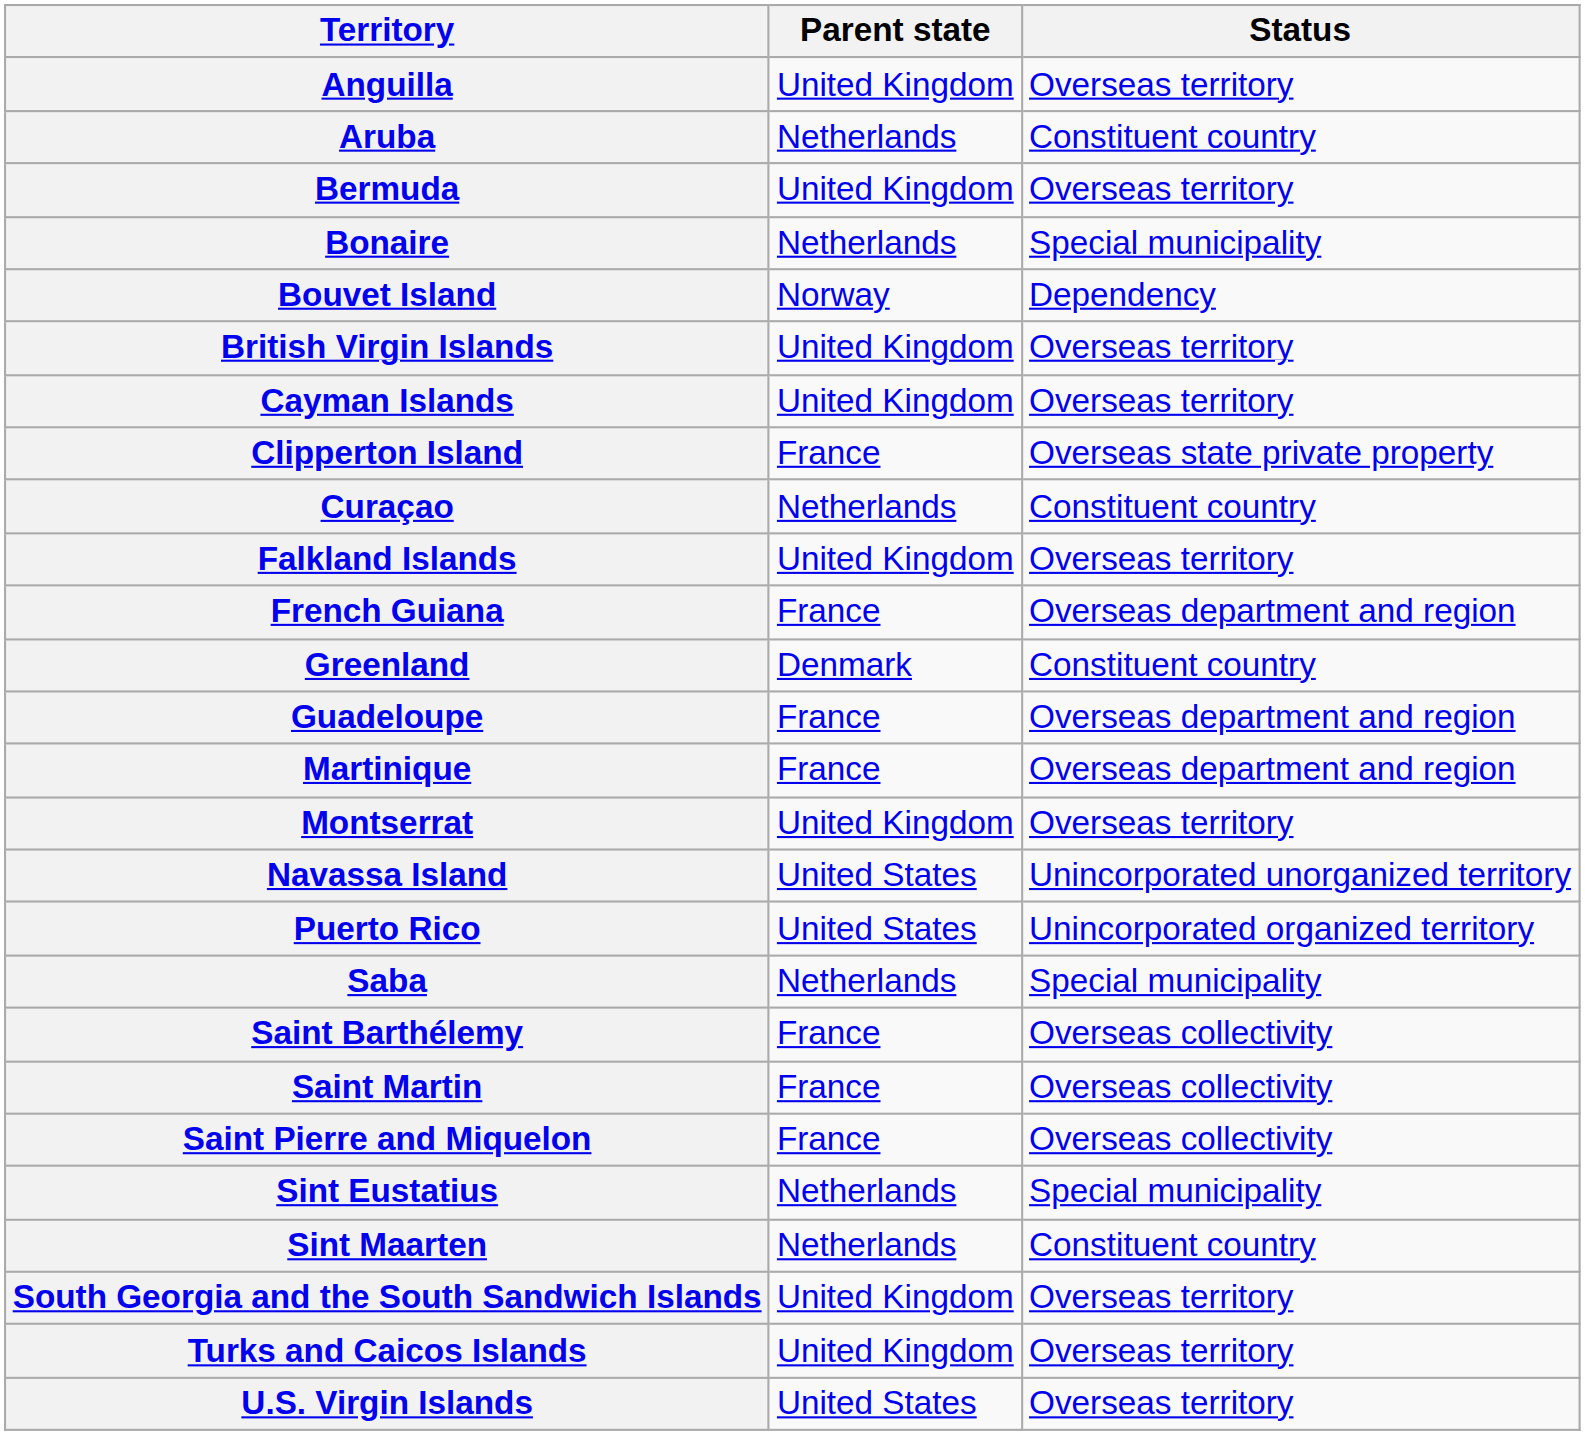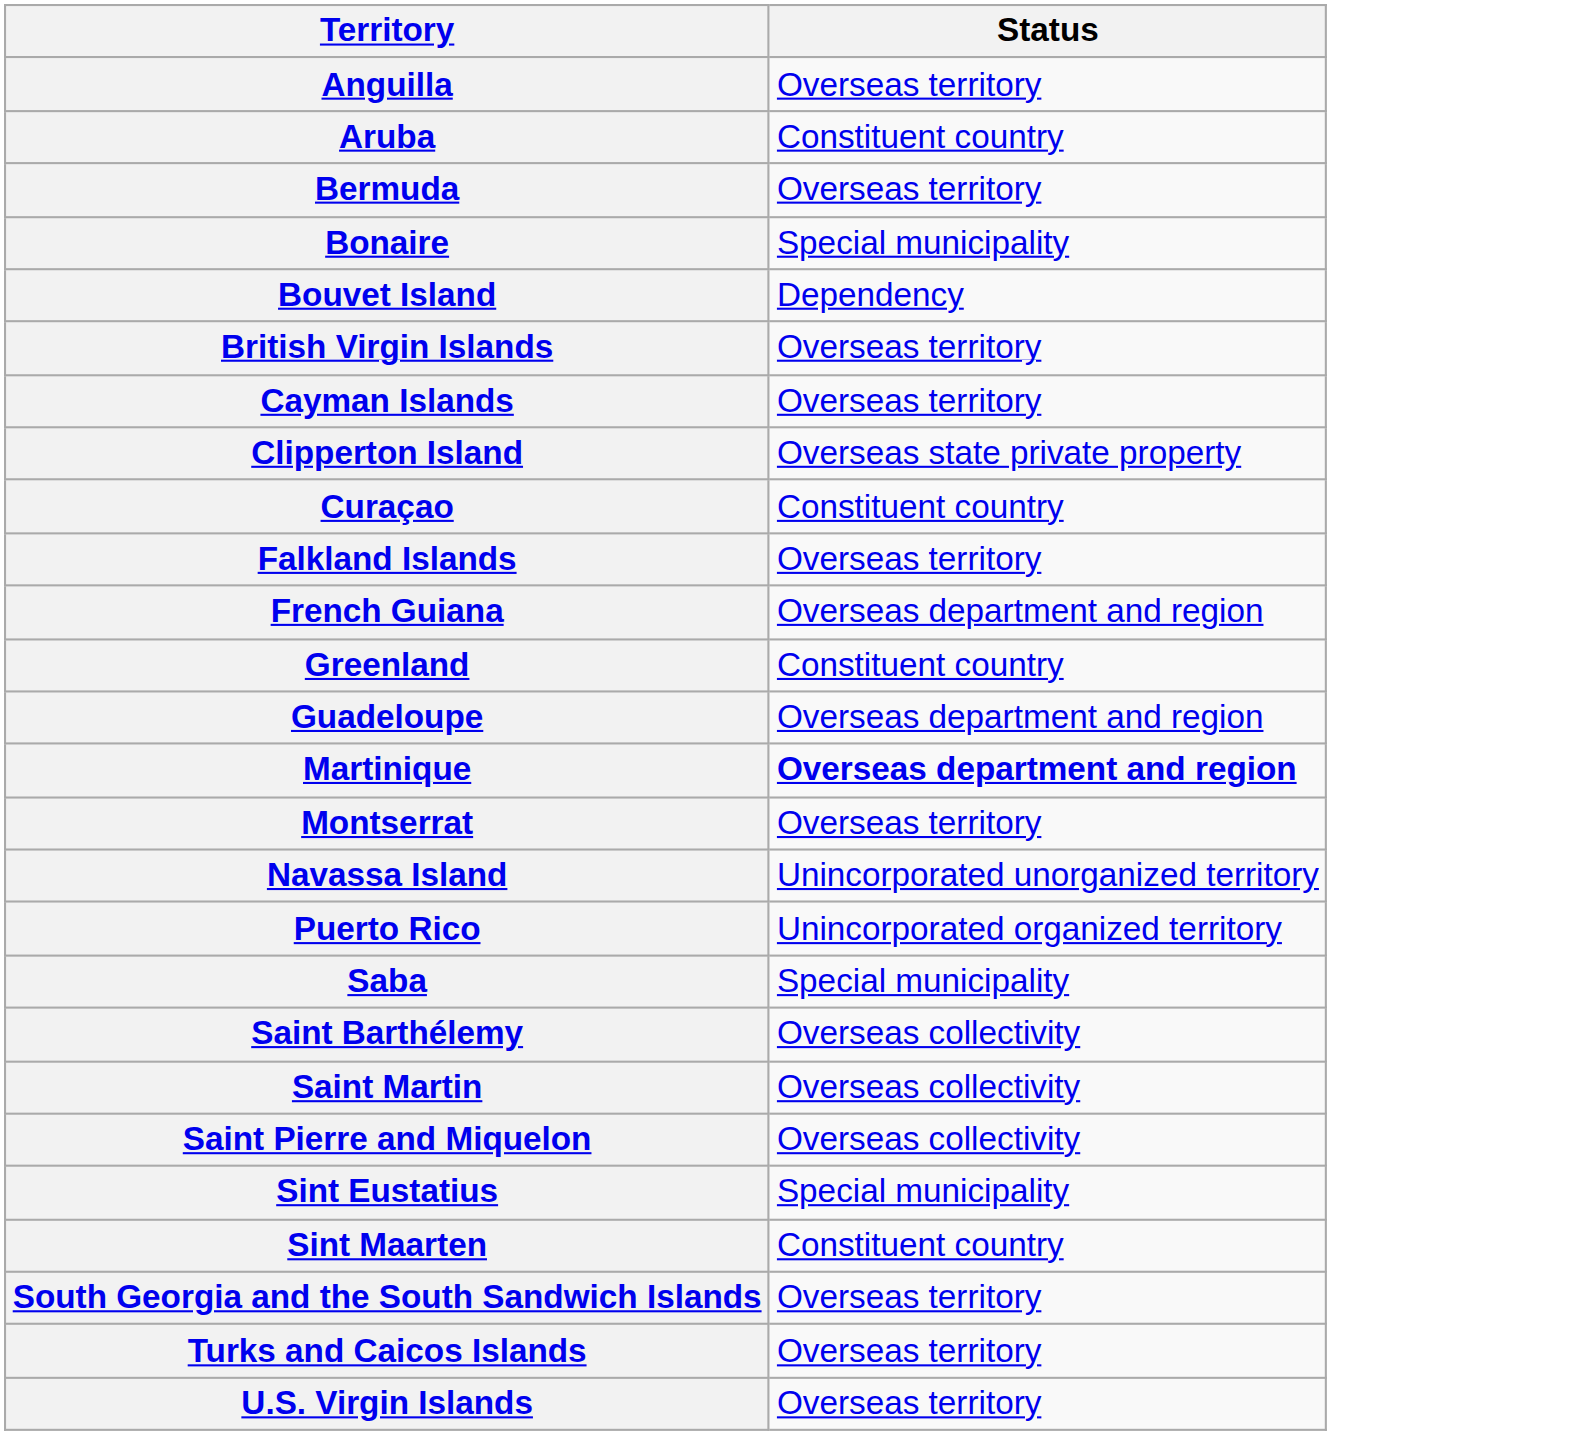- column: (895, 30)
(1272, 769) normal -> (1037, 769) bold
